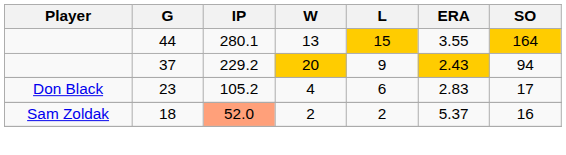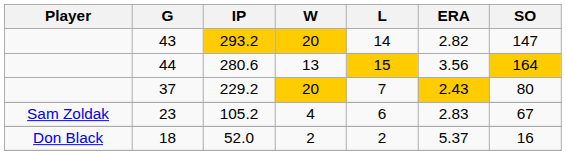+ row: (167, 41)
(239, 41) 280.1 -> (239, 65) 280.6
(454, 41) 3.55 -> (454, 65) 3.56
(382, 65) 9 -> (382, 89) 7
(525, 65) 94 -> (525, 89) 80
(68, 89) Don Black -> (68, 114) Sam Zoldak
(525, 89) 17 -> (525, 114) 67
(68, 114) Sam Zoldak -> (68, 138) Don Black
(239, 114) lightsalmon background -> (239, 138) no background
